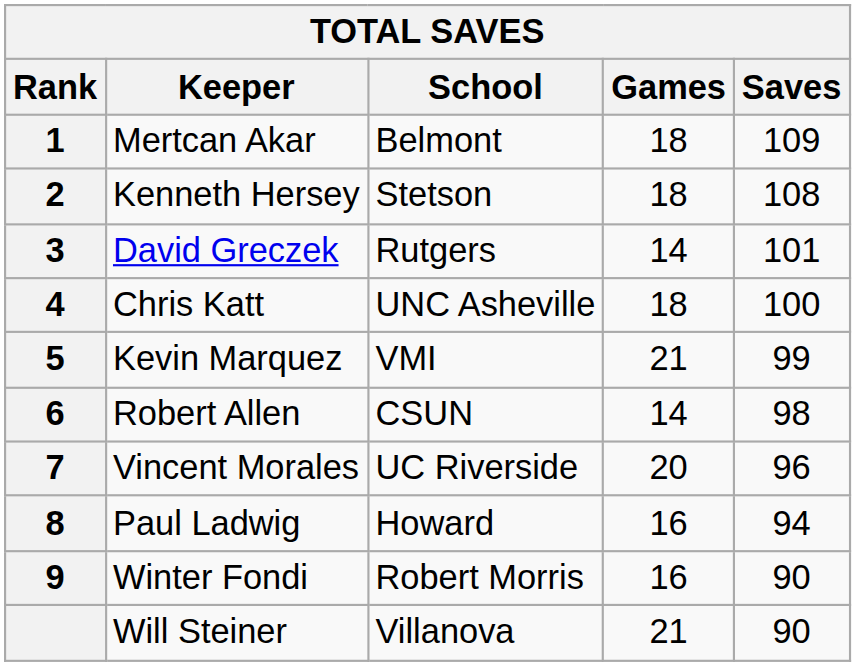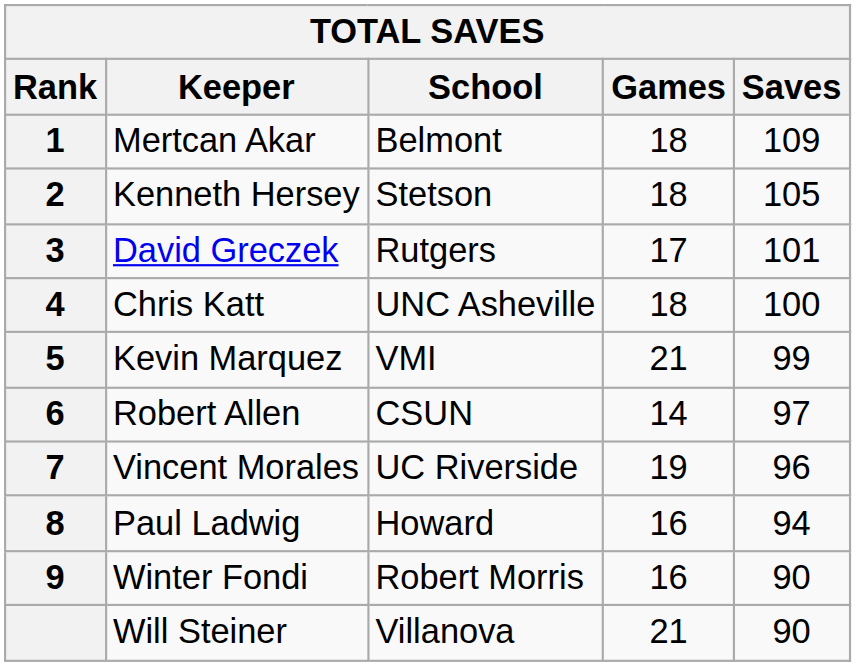(792, 195) 108 -> (792, 195) 105
(669, 250) 14 -> (669, 250) 17
(792, 413) 98 -> (792, 413) 97
(669, 468) 20 -> (669, 468) 19
